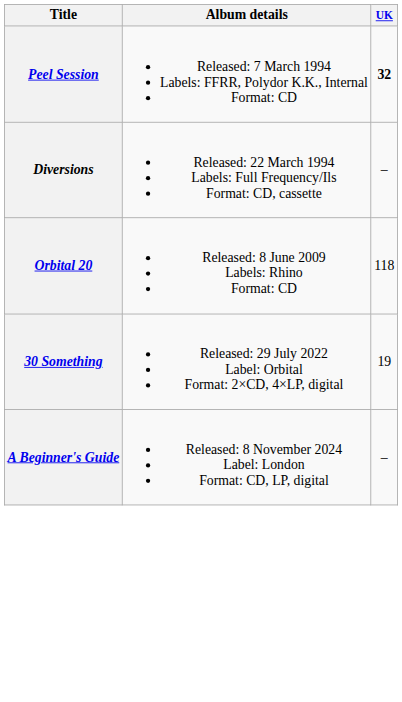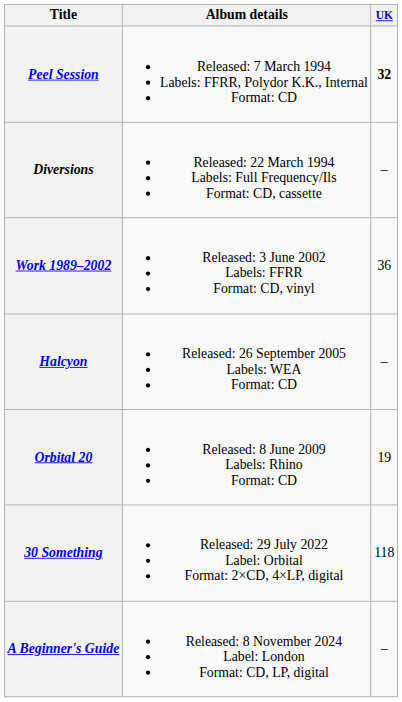+ row: (63, 265)
+ row: (63, 361)
(384, 265) 118 -> (384, 457) 19
(384, 361) 19 -> (384, 553) 118
